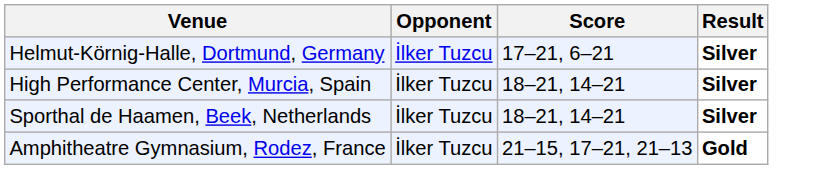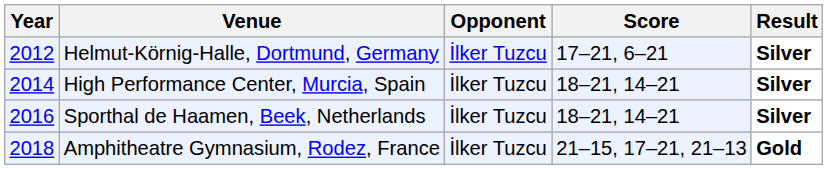+ column: (32, 21)
